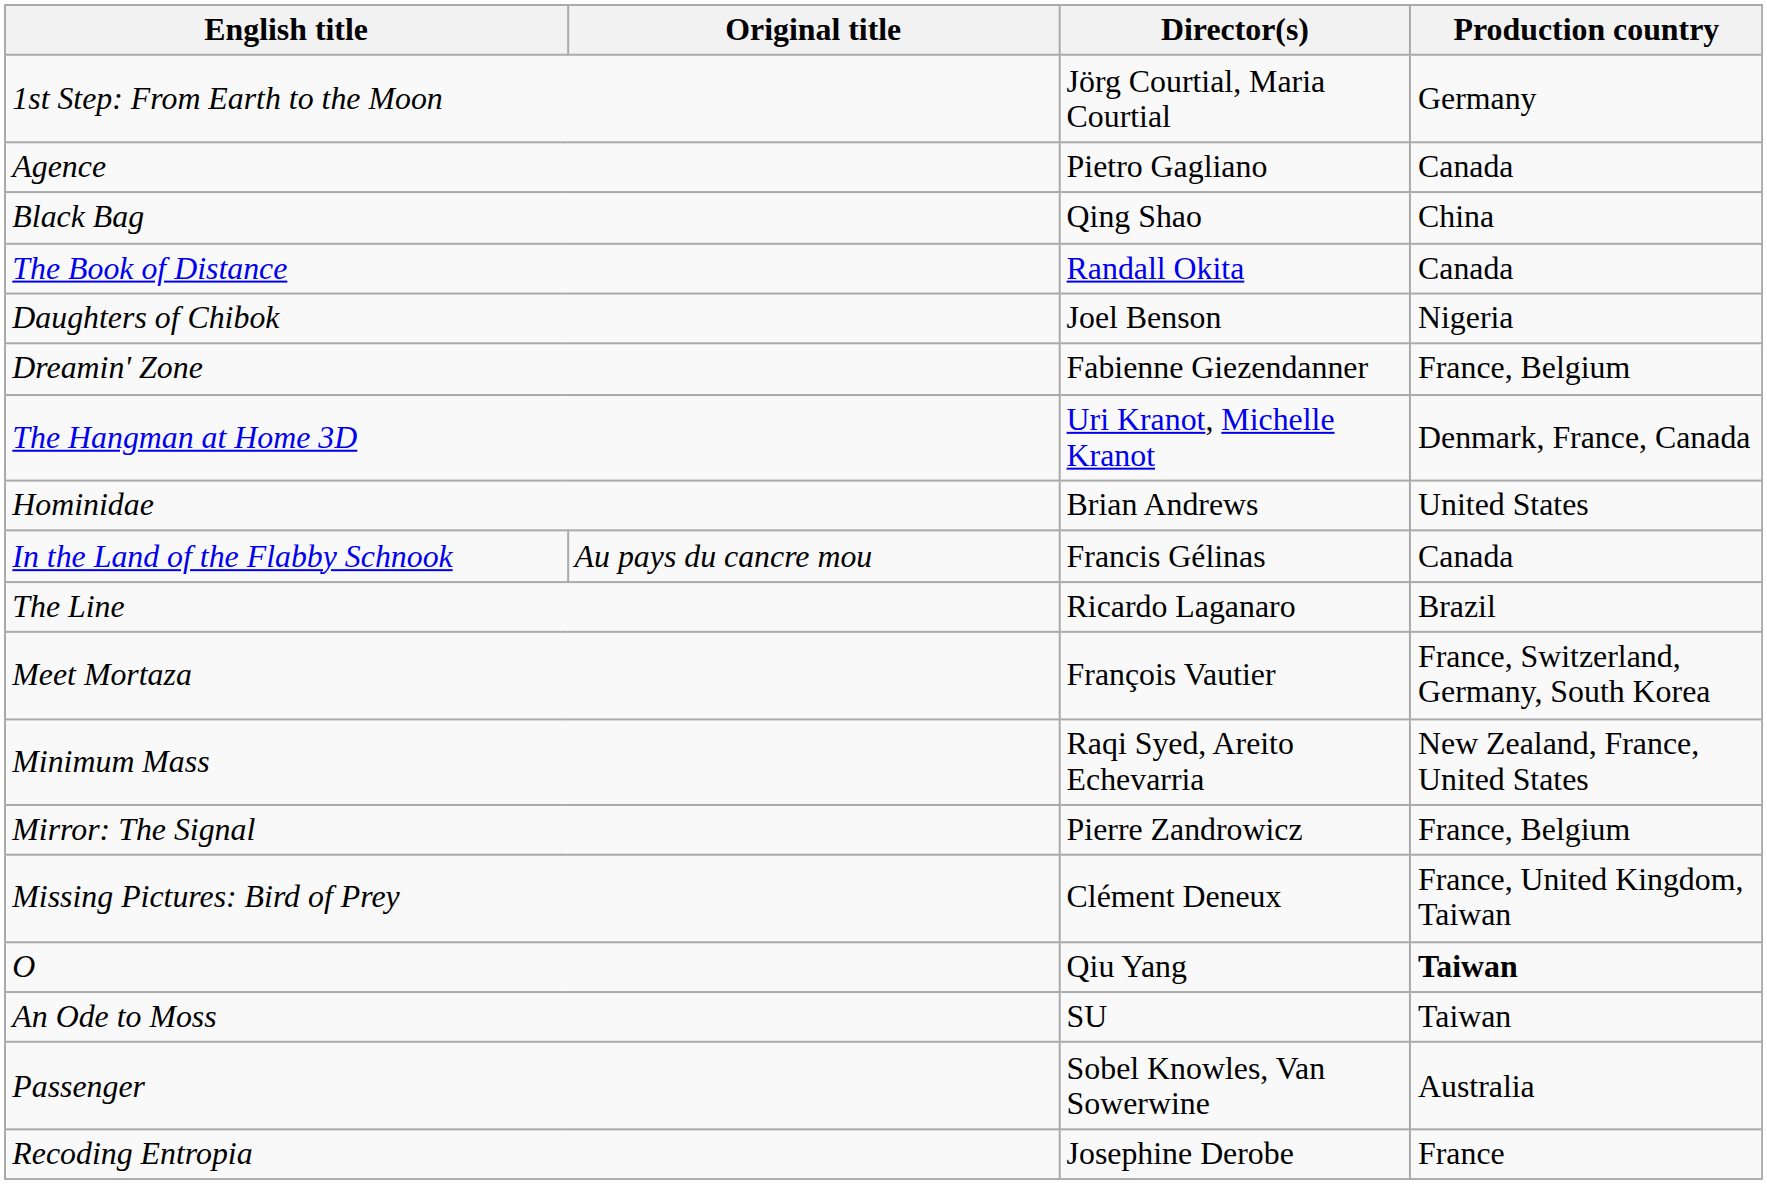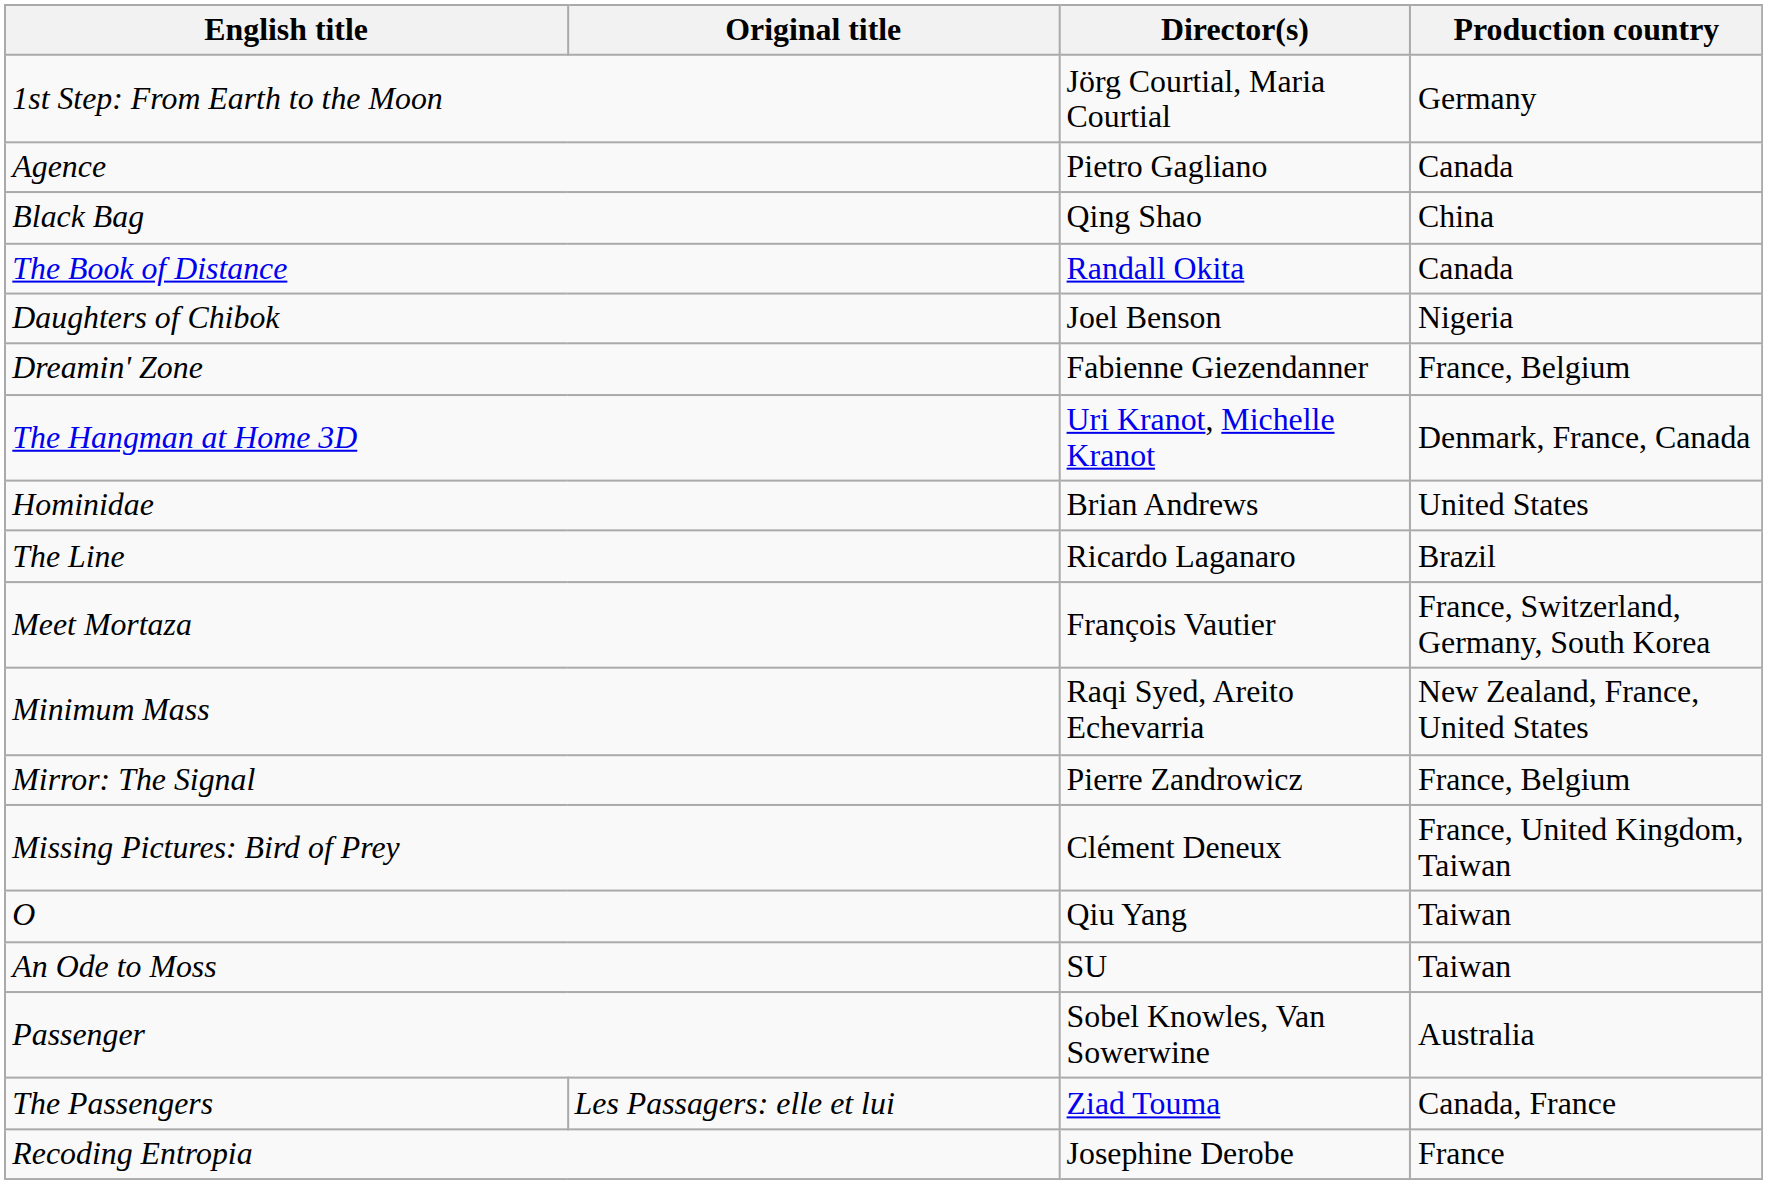- row: (233, 555)
(1468, 966) bold -> (1465, 915) normal
+ row: (113, 1103)
